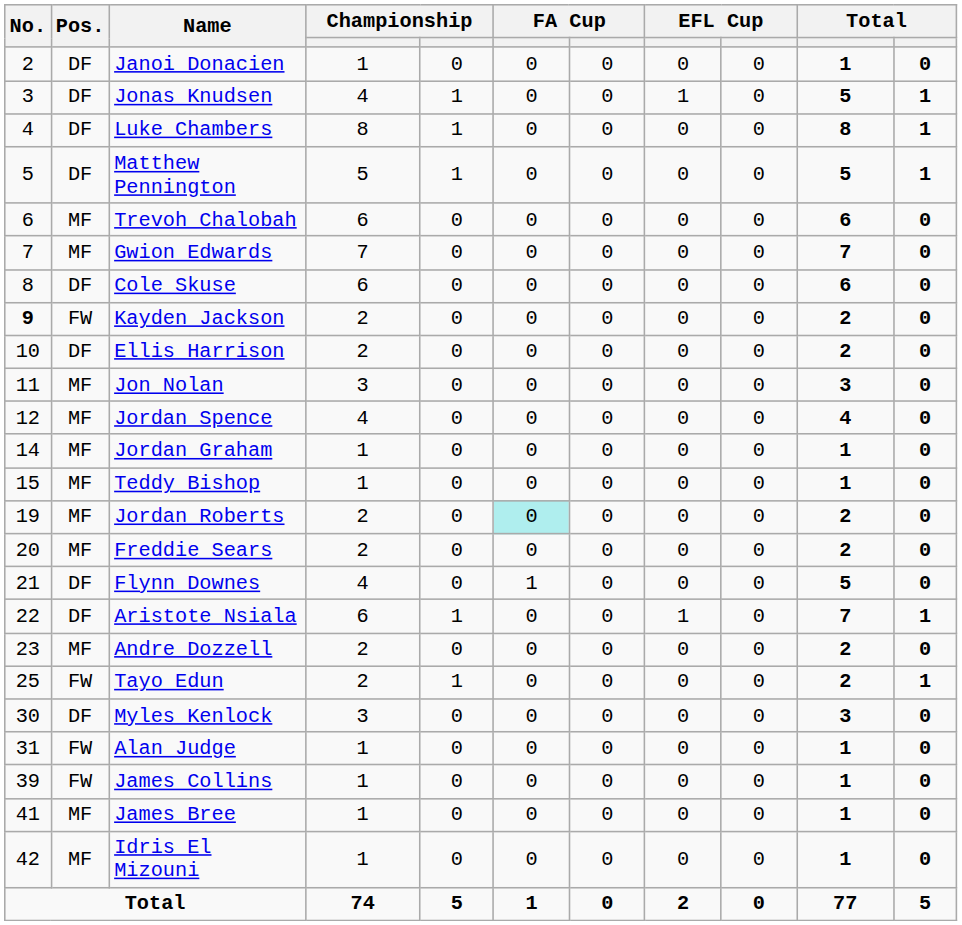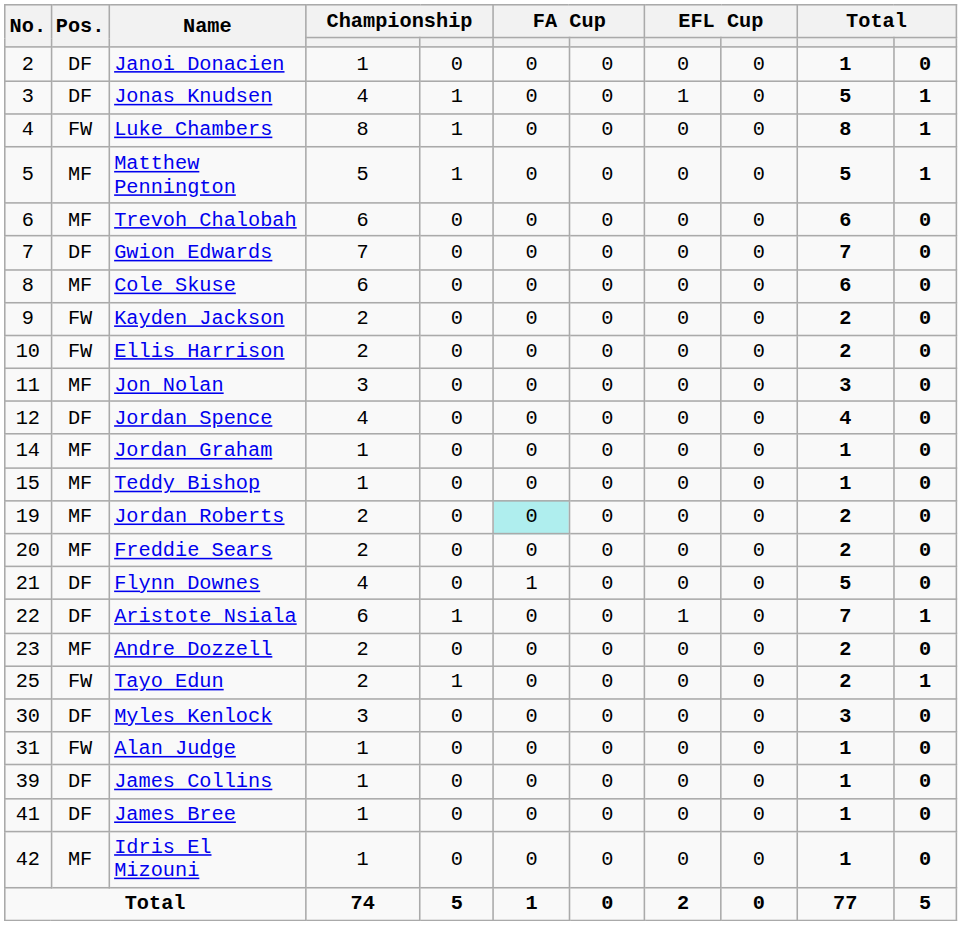(80, 130) DF -> (80, 130) FW
(80, 175) DF -> (80, 175) MF
(80, 253) MF -> (80, 253) DF
(80, 286) DF -> (80, 286) MF
(28, 319) bold -> (28, 319) normal
(80, 352) DF -> (80, 352) FW
(80, 418) MF -> (80, 418) DF
(80, 782) FW -> (80, 782) DF
(80, 815) MF -> (80, 815) DF
